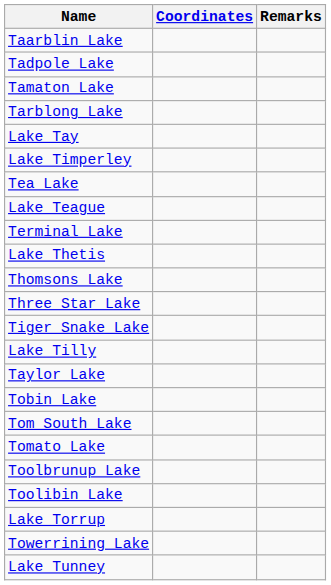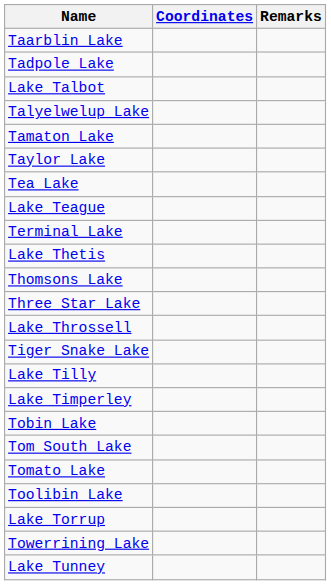+ row: (57, 88)
+ row: (79, 112)
- row: (65, 112)
- row: (43, 136)
rows swapped: (57, 376) <-> (70, 160)
+ row: (70, 328)
- row: (74, 471)
